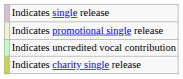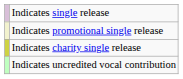rows swapped: (76, 65) <-> (94, 48)
